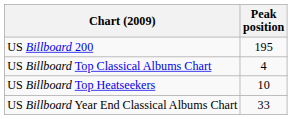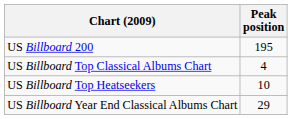(264, 104) 33 -> (264, 104) 29
